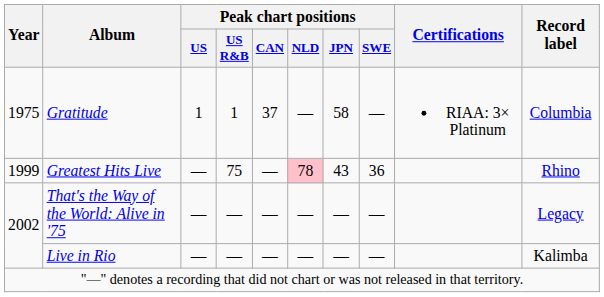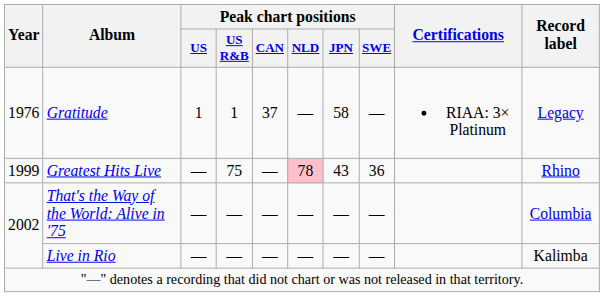(24, 112) 1975 -> (24, 112) 1976
(561, 112) Columbia -> (561, 112) Legacy
(561, 213) Legacy -> (561, 213) Columbia
